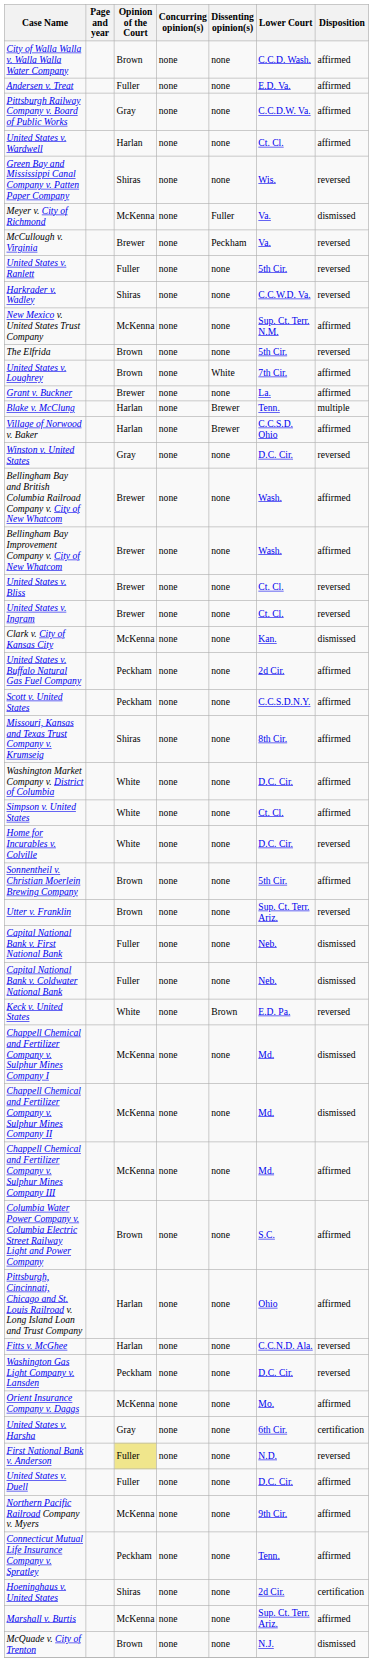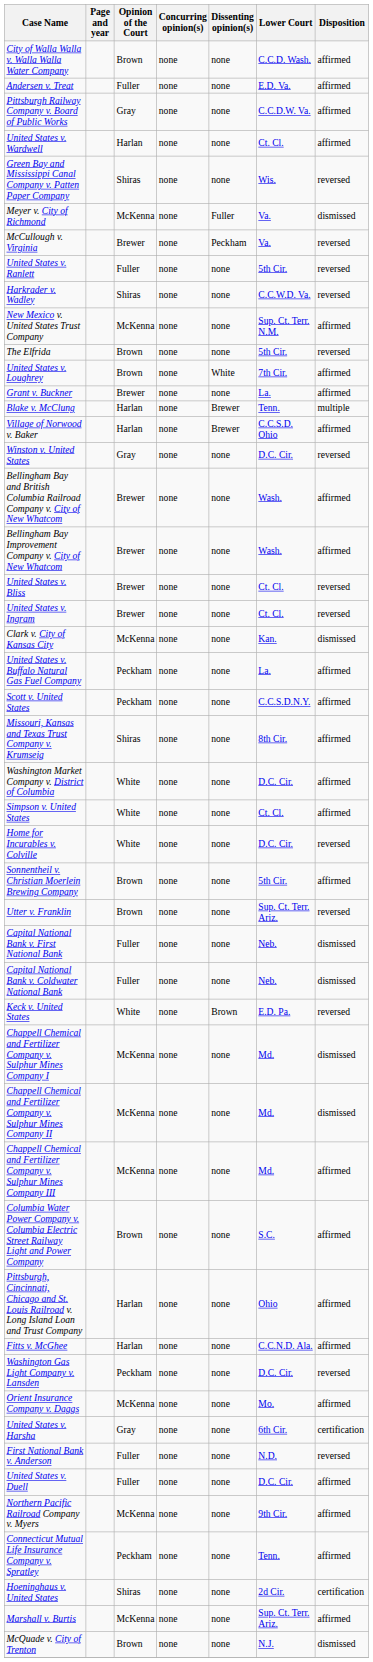(271, 671) 2d Cir. -> (265, 671) La.
(334, 1346) reversed -> (334, 1346) affirmed
(128, 1456) khaki background -> (128, 1456) no background
